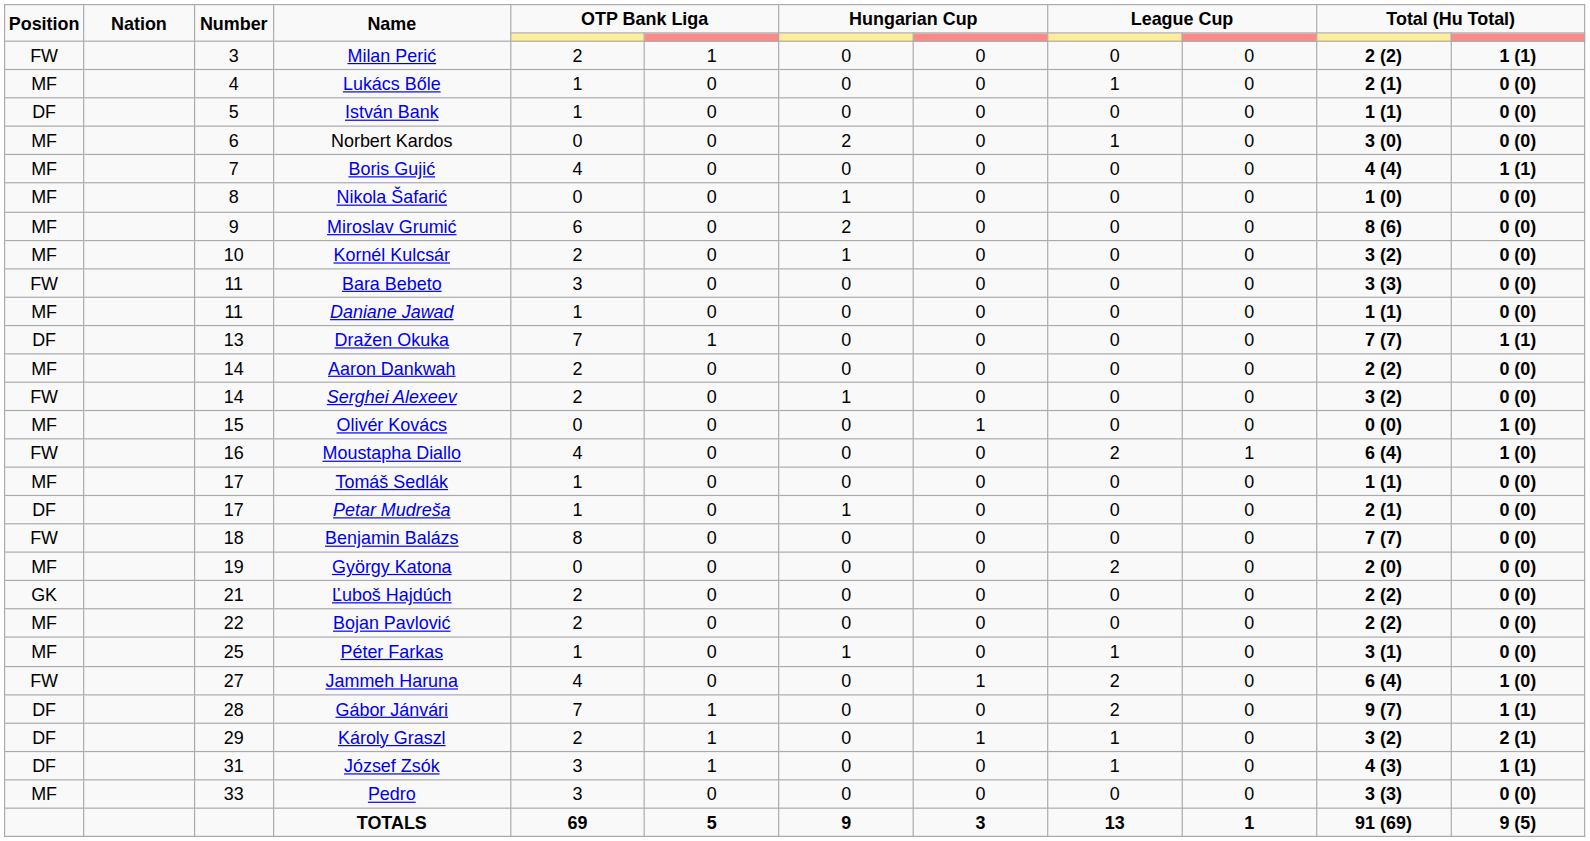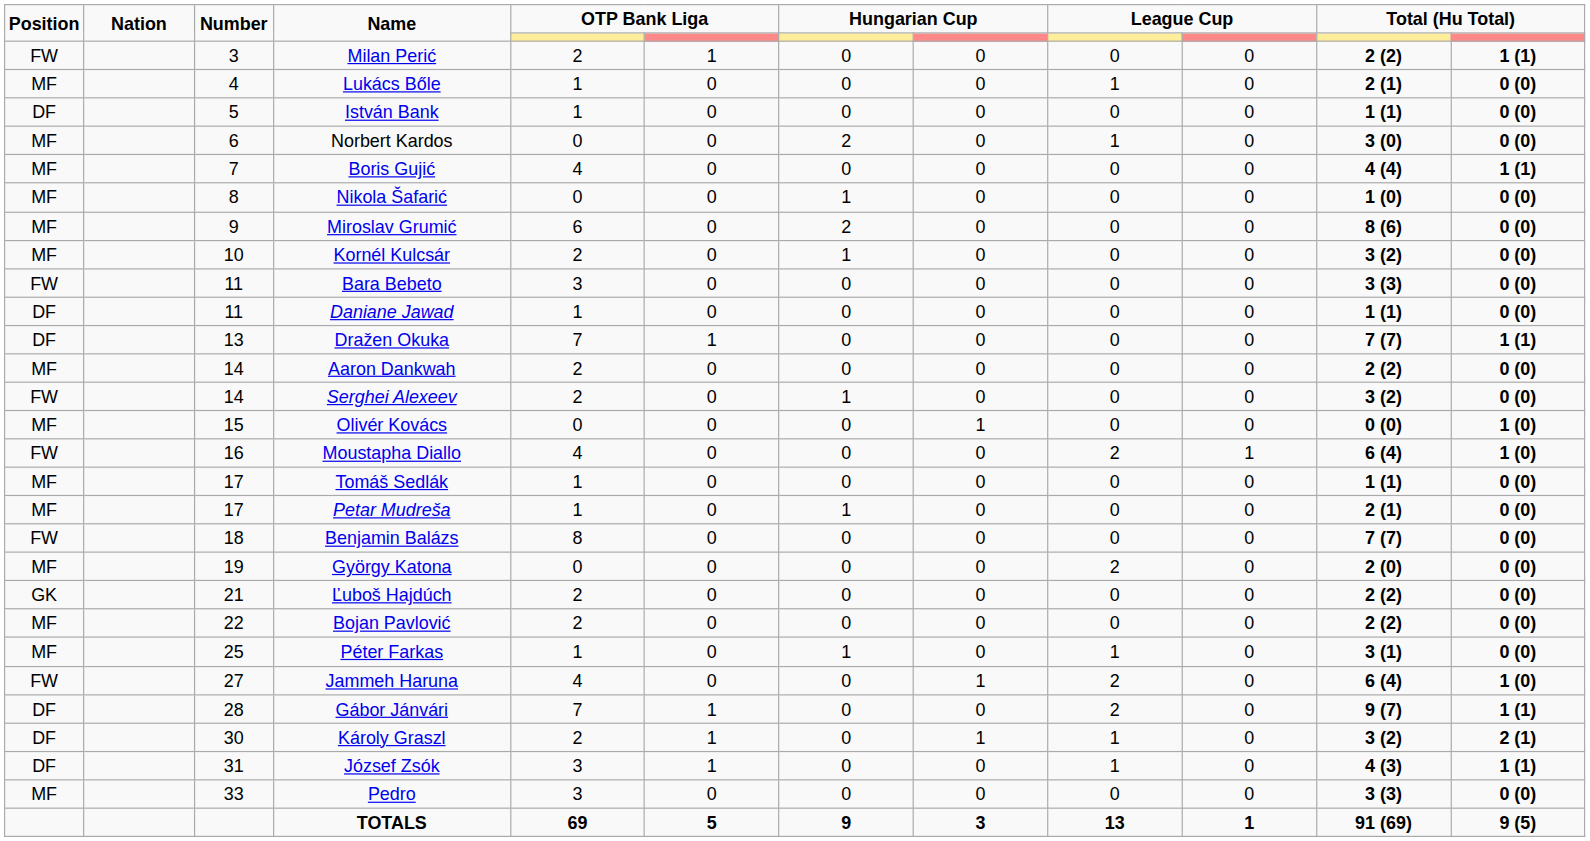(44, 311) MF -> (44, 311) DF
(44, 510) DF -> (44, 510) MF
(234, 737) 29 -> (234, 737) 30
